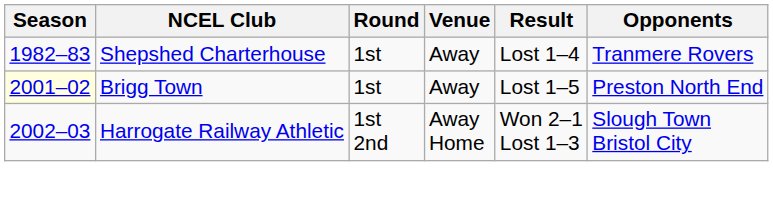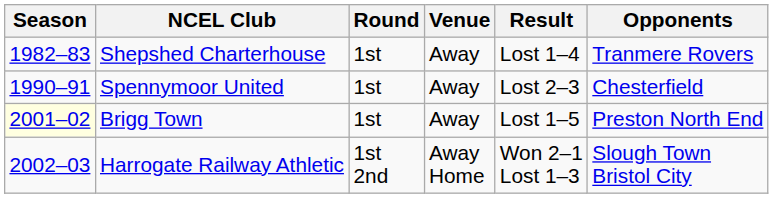+ row: (192, 86)
